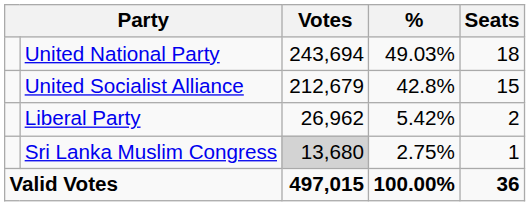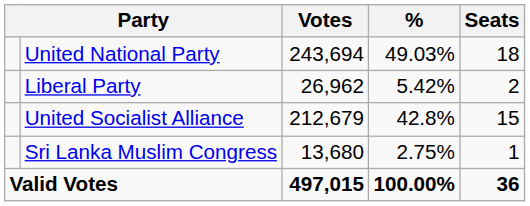rows swapped: (134, 86) <-> (83, 119)
(332, 151) lightgrey background -> (332, 151) no background
